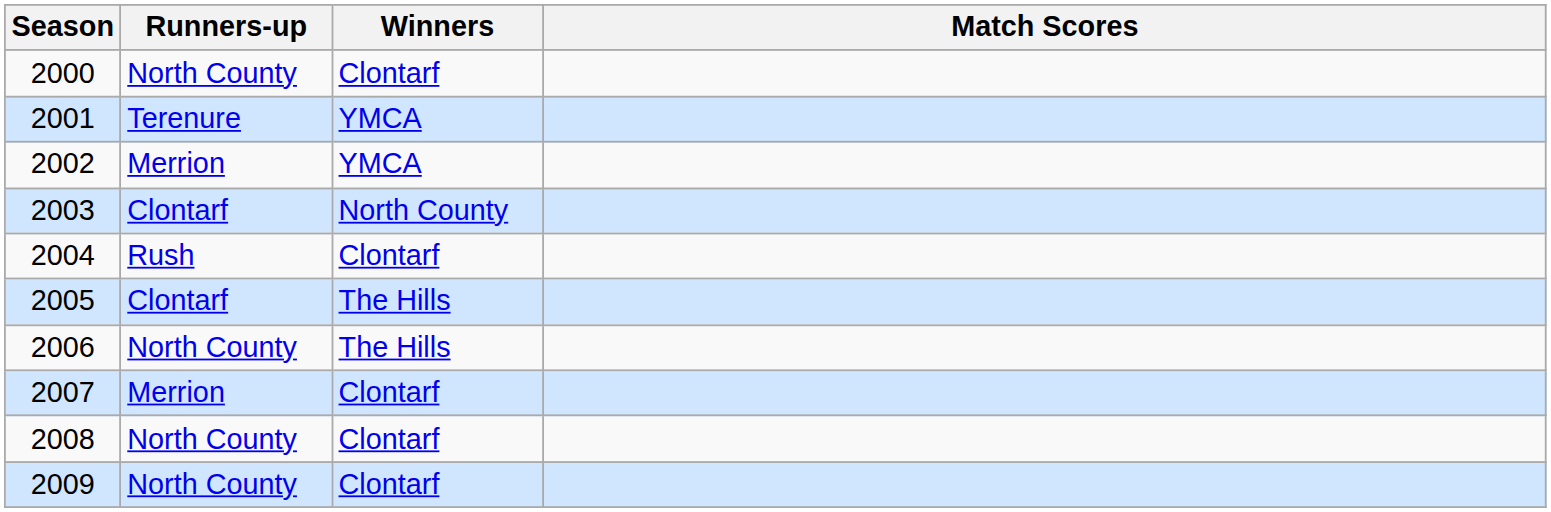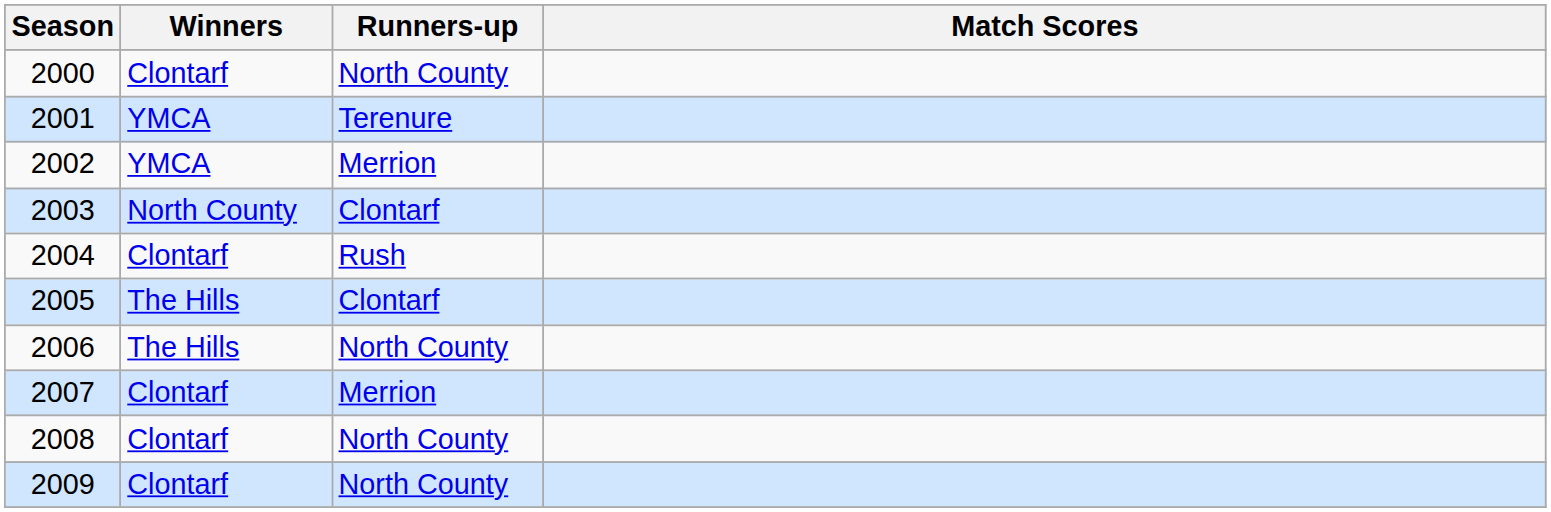columns swapped: (438, 27) <-> (226, 27)
